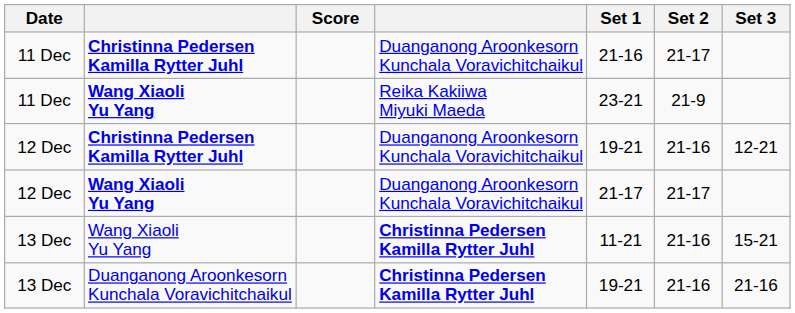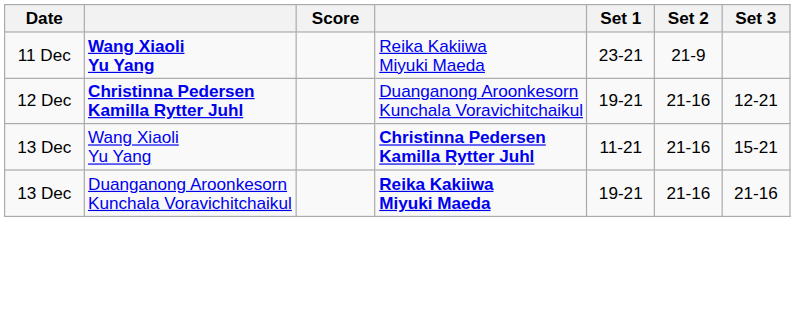- row: (44, 55)
- row: (44, 193)
(463, 286) Christinna Pedersen Kamilla Rytter Juhl -> (436, 193) Reika Kakiiwa Miyuki Maeda
